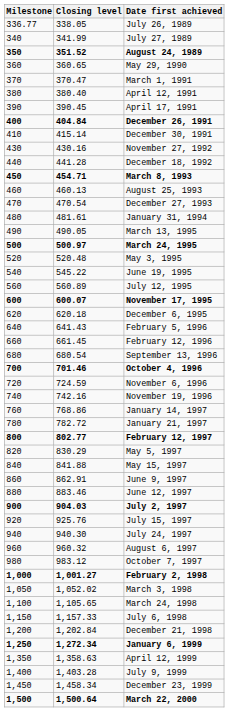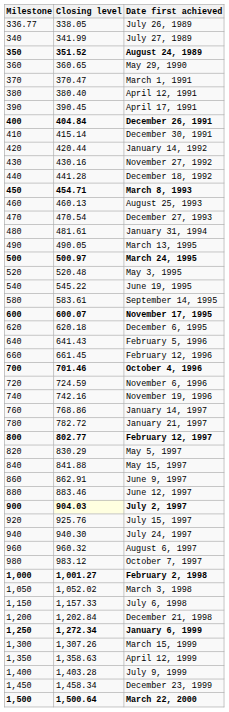+ row: (167, 149)
- row: (159, 287)
+ row: (172, 300)
- row: (172, 356)
(71, 507) no background -> (71, 507) lightyellow background
- row: (161, 603)
+ row: (161, 645)
